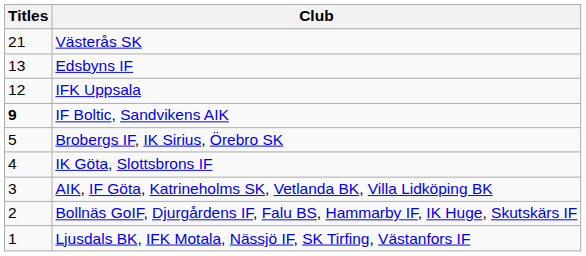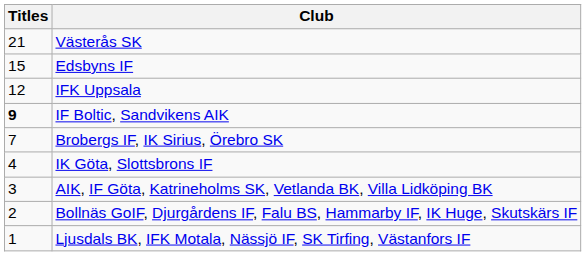(17, 66) 13 -> (17, 66) 15
(12, 139) 5 -> (12, 139) 7
